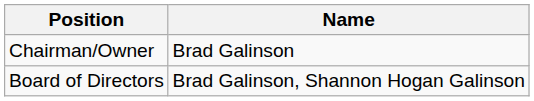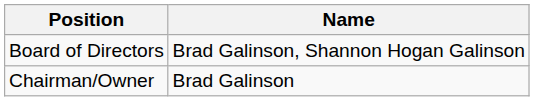rows swapped: (82, 50) <-> (86, 80)
